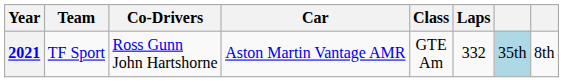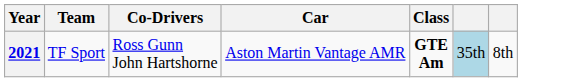- column: (474, 18)
(431, 53) normal -> (431, 53) bold
